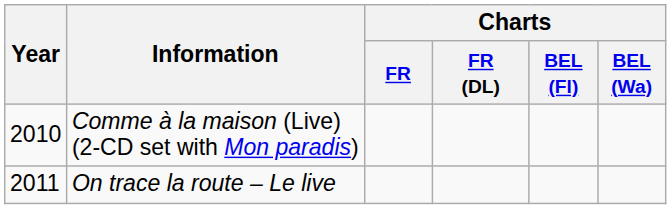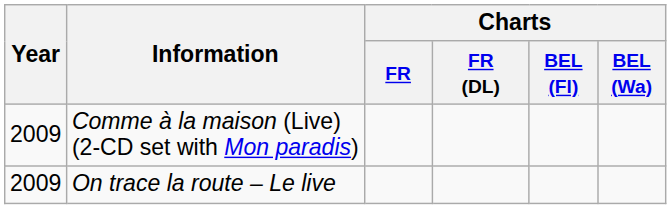(36, 134) 2010 -> (36, 134) 2009
(35, 184) 2011 -> (36, 184) 2009
